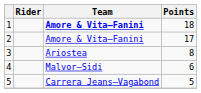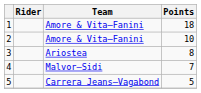(95, 25) bold -> (95, 25) normal
(189, 39) 17 -> (189, 39) 10
(192, 67) 6 -> (192, 67) 7
